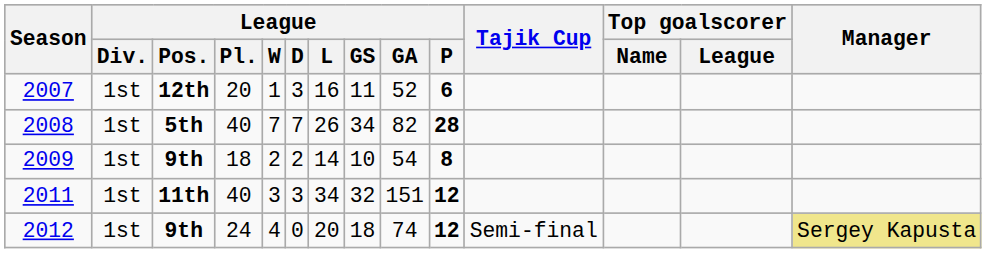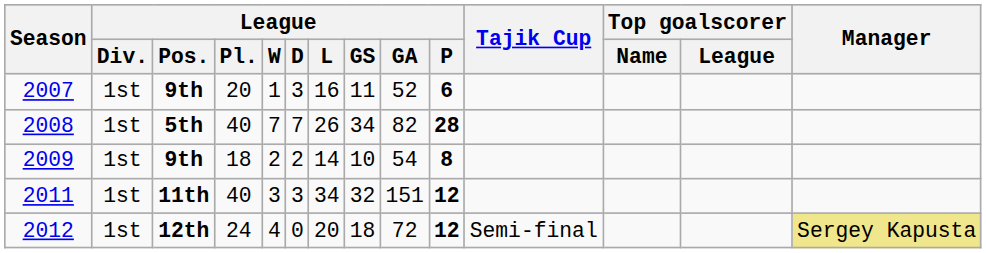(184, 92) 12th -> (184, 92) 9th
(184, 231) 9th -> (184, 231) 12th
(405, 231) 74 -> (405, 231) 72
